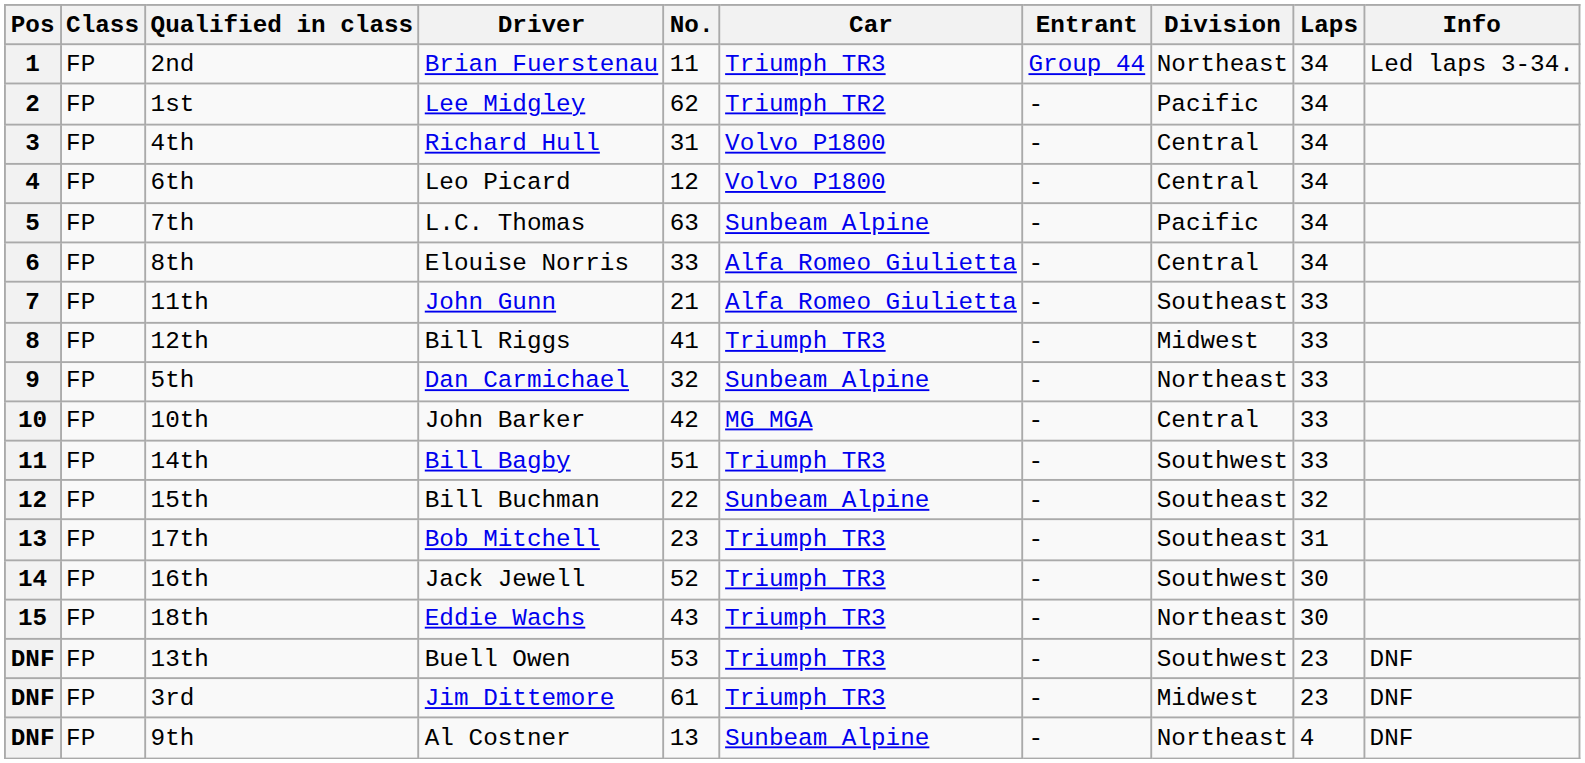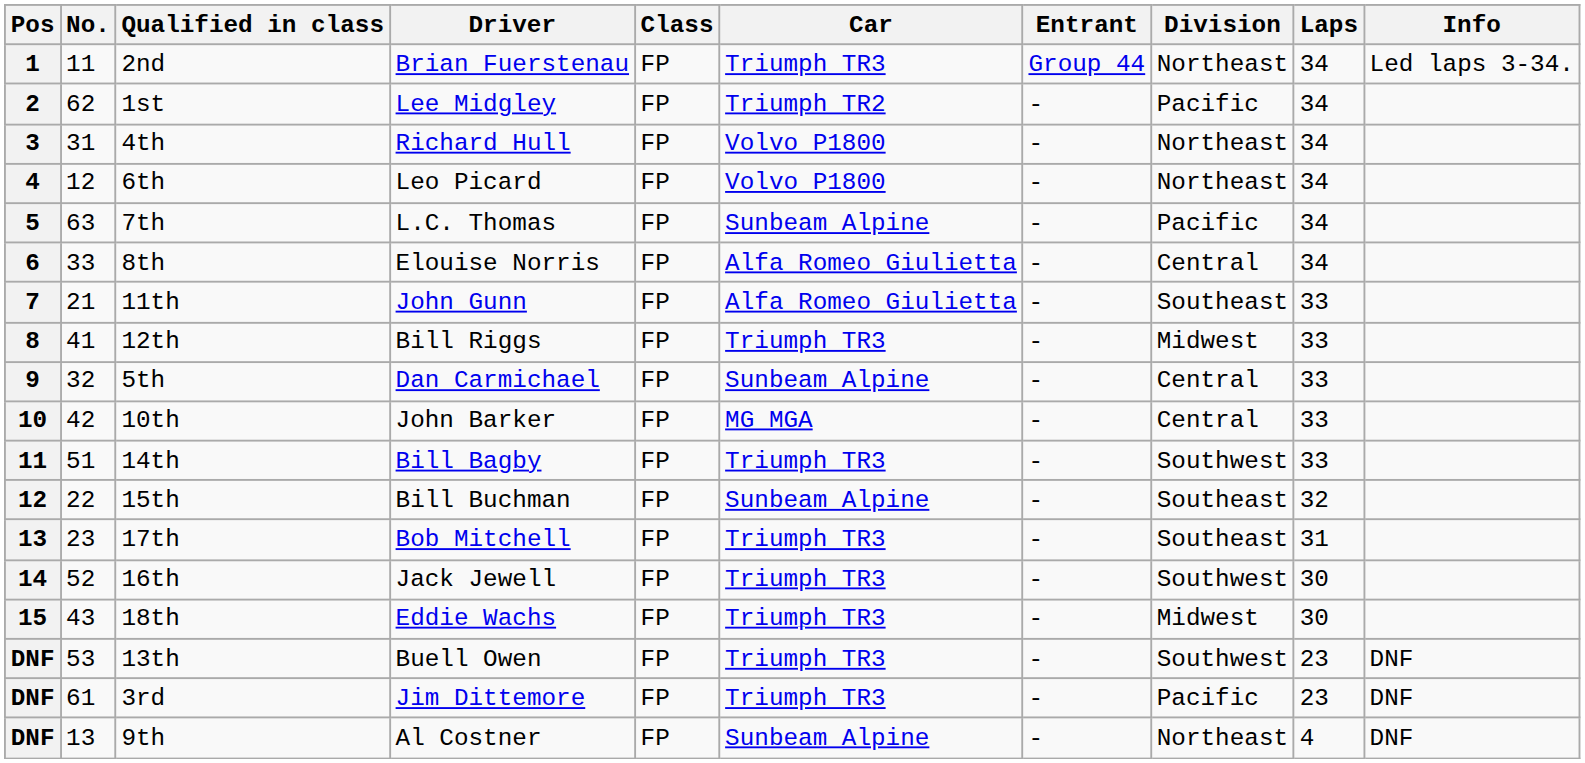columns swapped: (103, 25) <-> (692, 25)
(1208, 144) Central -> (1222, 144) Northeast
(1208, 183) Central -> (1222, 183) Northeast
(1222, 381) Northeast -> (1208, 381) Central
(1222, 619) Northeast -> (1208, 619) Midwest
(1208, 698) Midwest -> (1208, 698) Pacific
